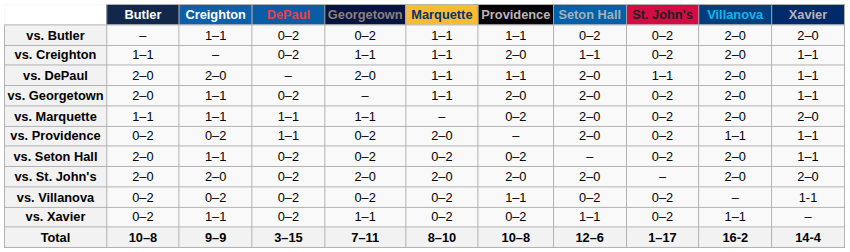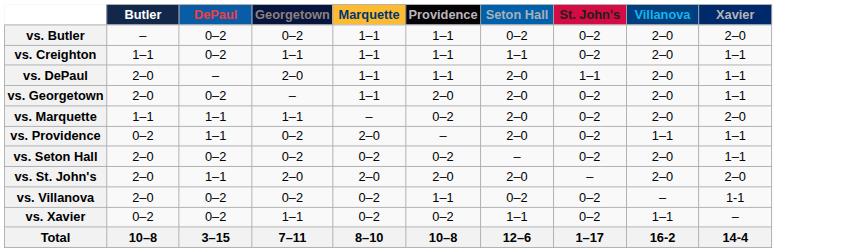- column: (216, 15)
(516, 55) 2–0 -> (443, 55) 1–1
(288, 177) 0–2 -> (216, 177) 1–1
(143, 197) 0–2 -> (143, 197) 2–0
